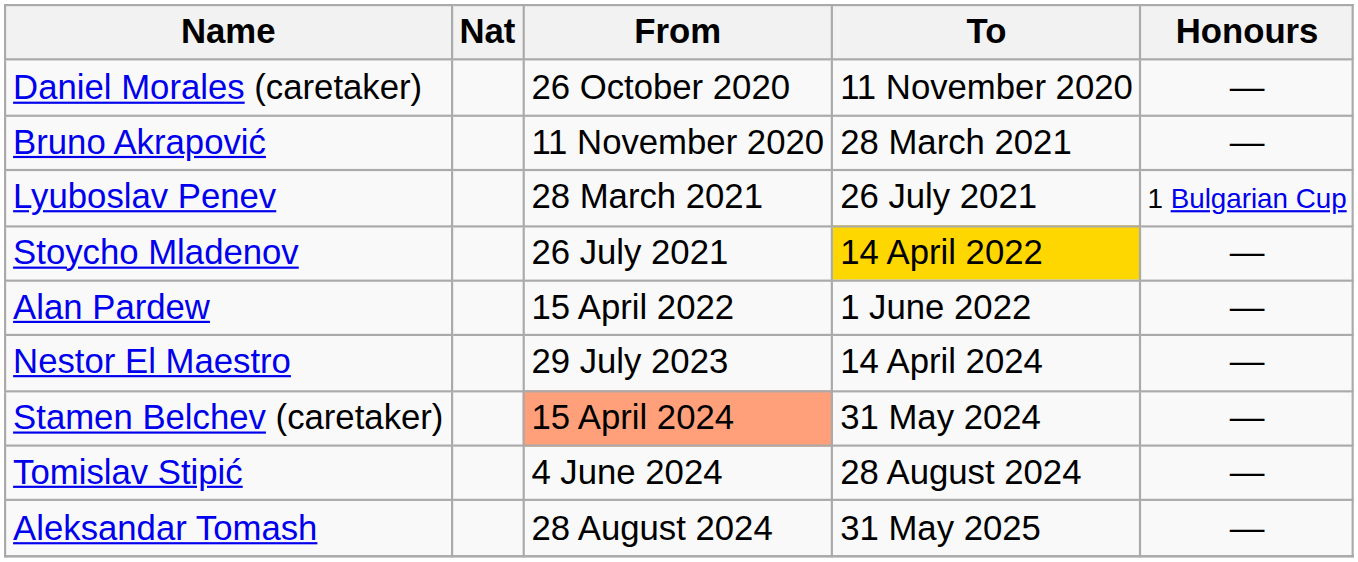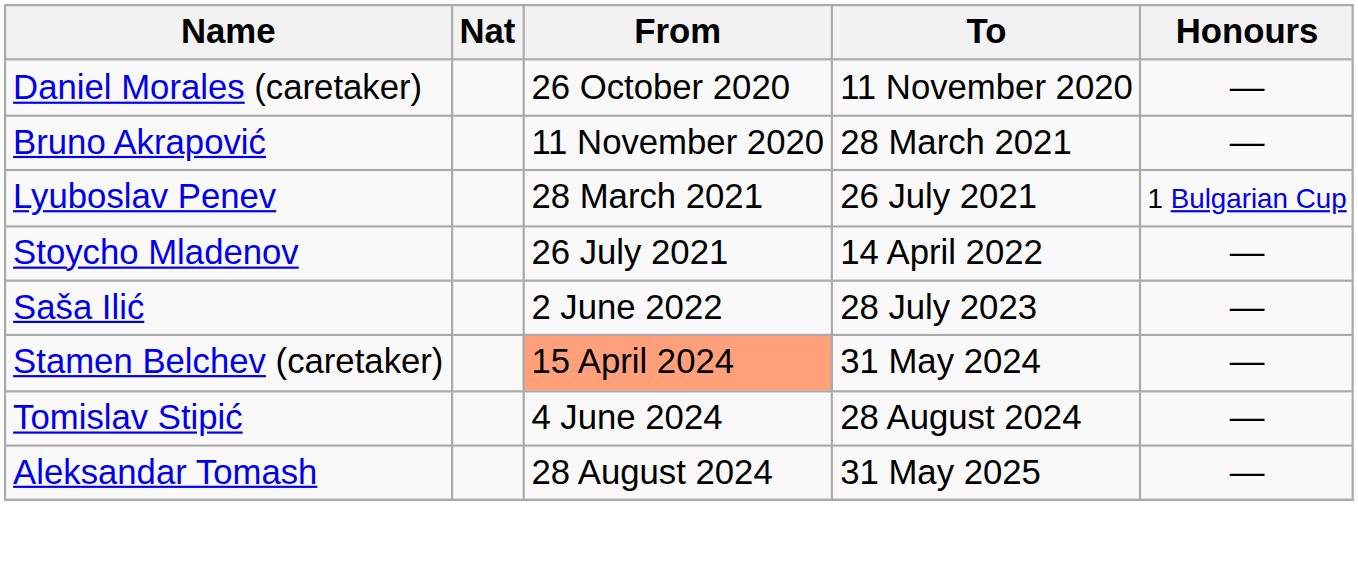(941, 252) gold background -> (941, 252) no background
- row: (112, 307)
+ row: (79, 307)
- row: (152, 362)
